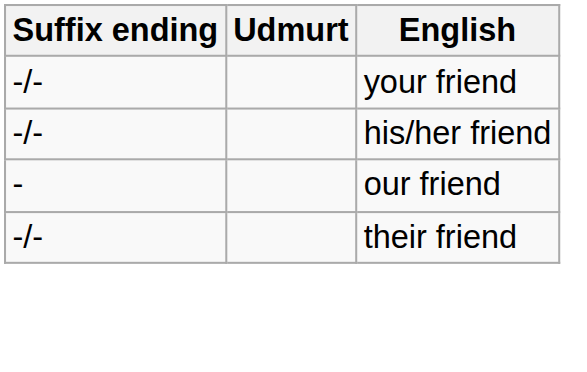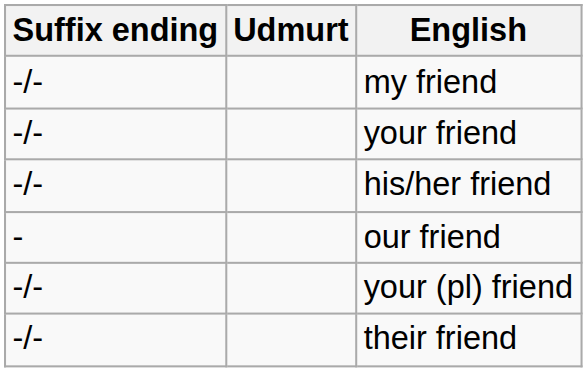+ row: (430, 81)
+ row: (468, 287)
